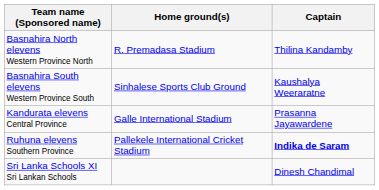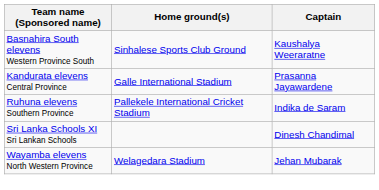- row: (50, 49)
(312, 145) bold -> (310, 108) normal
+ row: (50, 161)
